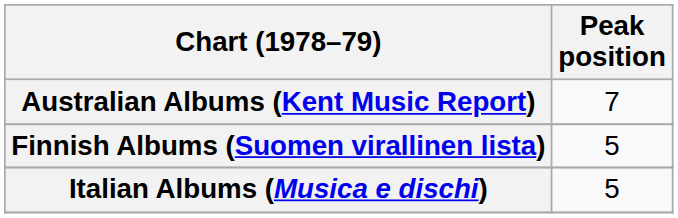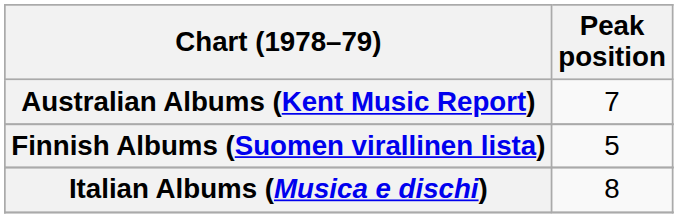(612, 189) 5 -> (612, 189) 8
